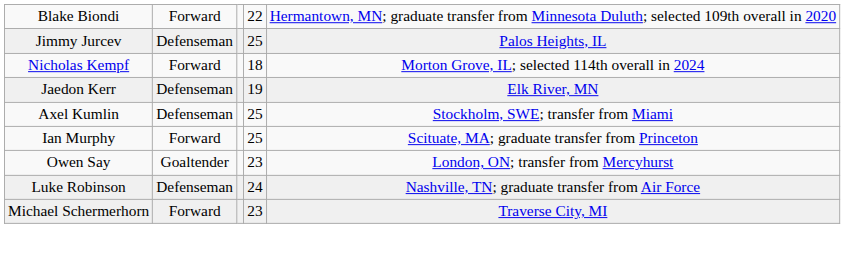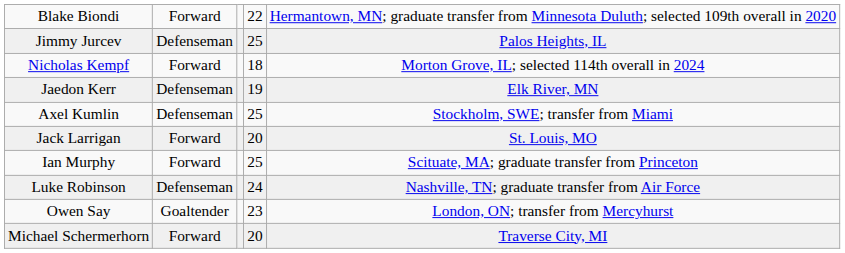+ row: (79, 138)
rows swapped: (79, 187) <-> (79, 162)
(255, 211) 23 -> (255, 235) 20
